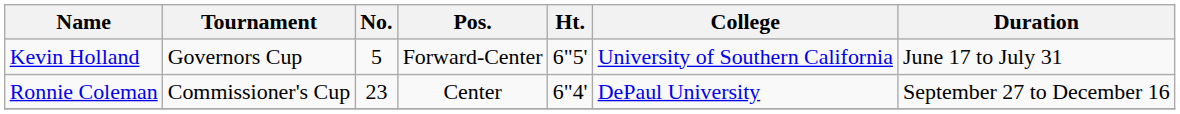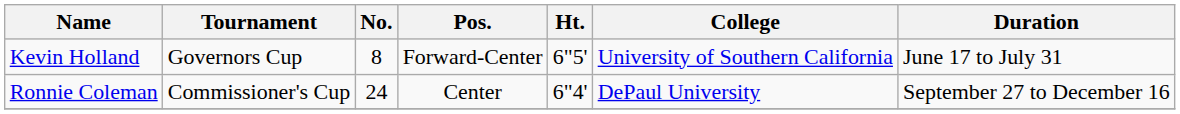(376, 56) 5 -> (376, 56) 8
(376, 91) 23 -> (376, 91) 24
